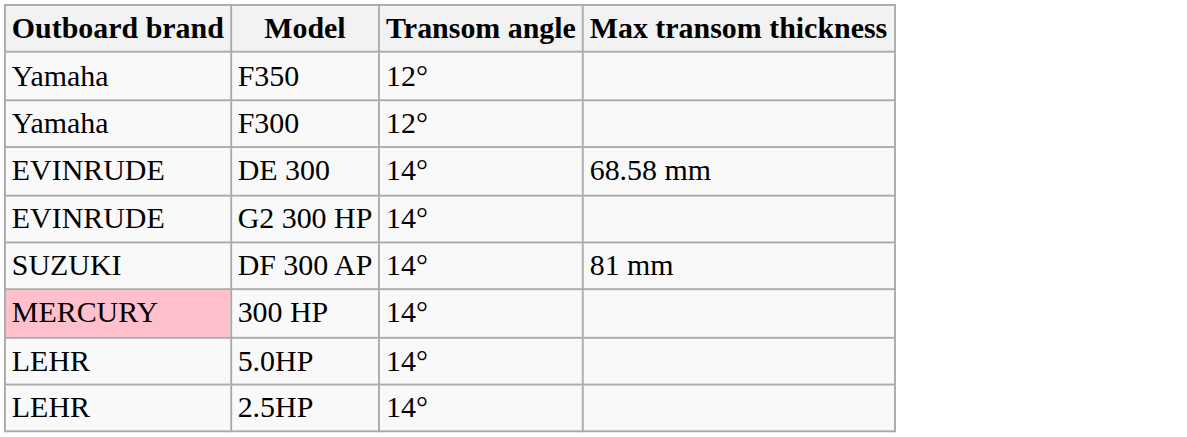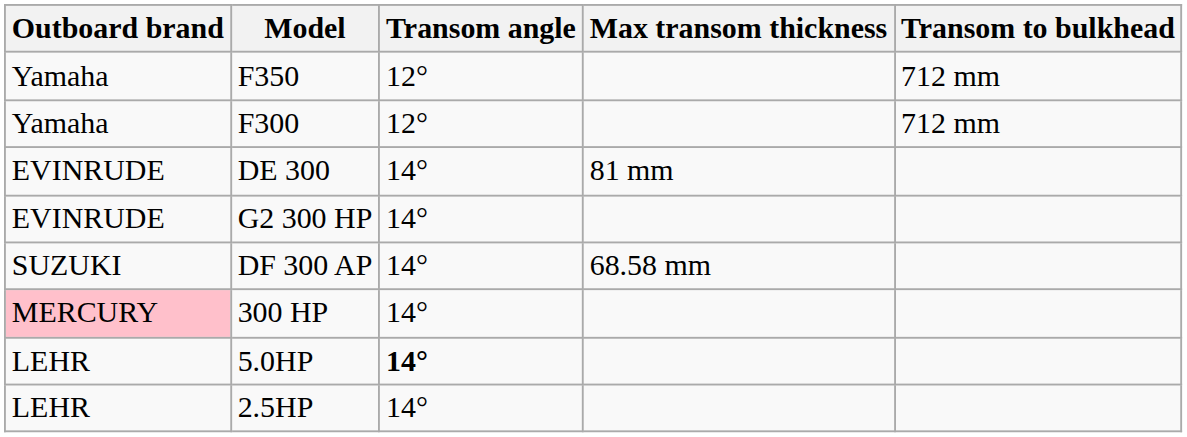+ column: (1038, 28)
(650, 170) 68.58 mm -> (632, 170) 81 mm
(632, 265) 81 mm -> (650, 265) 68.58 mm
(407, 360) normal -> (407, 360) bold
